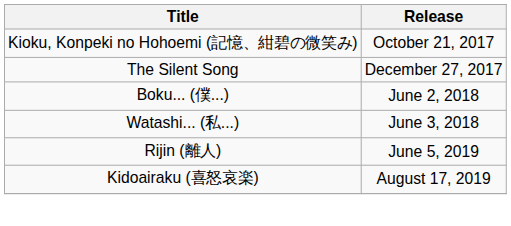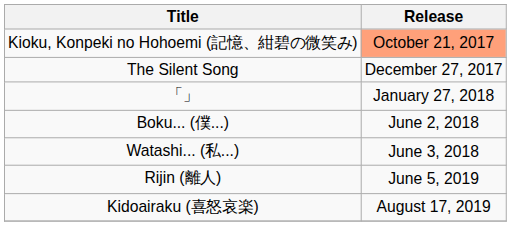(434, 43) no background -> (434, 43) lightsalmon background
+ row: (183, 95)
